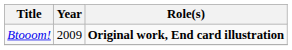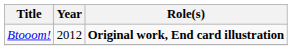(69, 34) 2009 -> (69, 34) 2012
